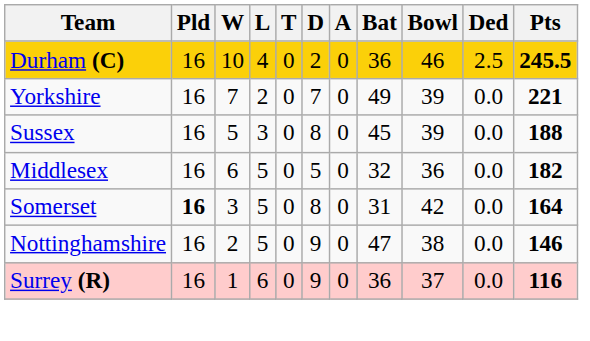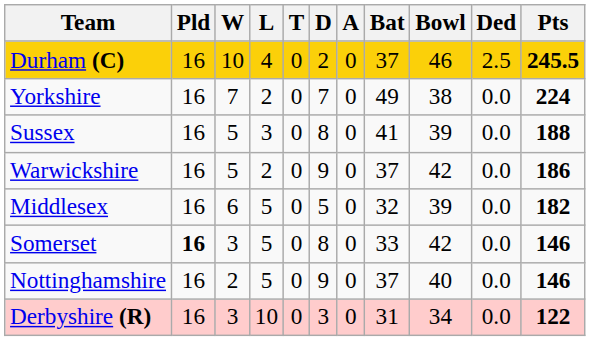(379, 59) 36 -> (387, 59) 37
(433, 96) 39 -> (440, 96) 38
(545, 96) 221 -> (553, 96) 224
(379, 133) 45 -> (387, 133) 41
+ row: (74, 170)
(433, 170) 36 -> (440, 206) 39
(379, 206) 31 -> (387, 243) 33
(545, 206) 164 -> (553, 243) 146
(379, 243) 47 -> (387, 280) 37
(433, 243) 38 -> (440, 280) 40
+ row: (81, 317)
- row: (60, 280)
